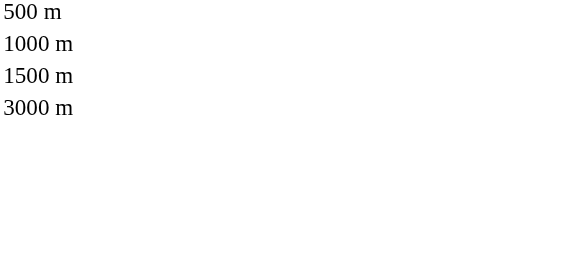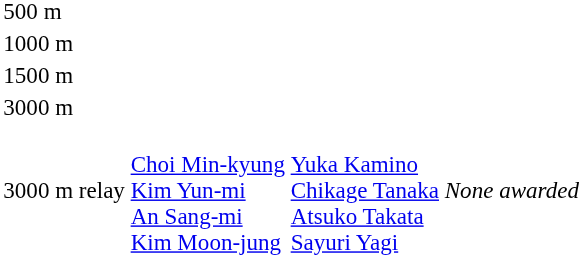+ row: (64, 190)
